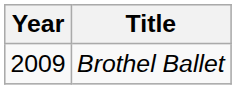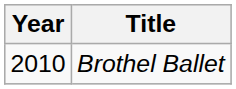(38, 63) 2009 -> (38, 63) 2010
